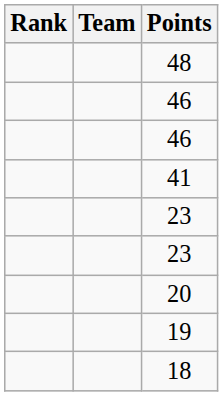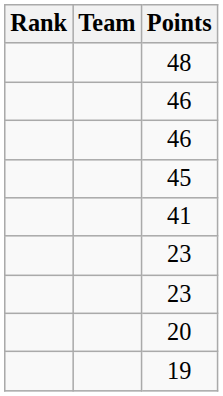+ row: (39, 178)
- row: (39, 371)
